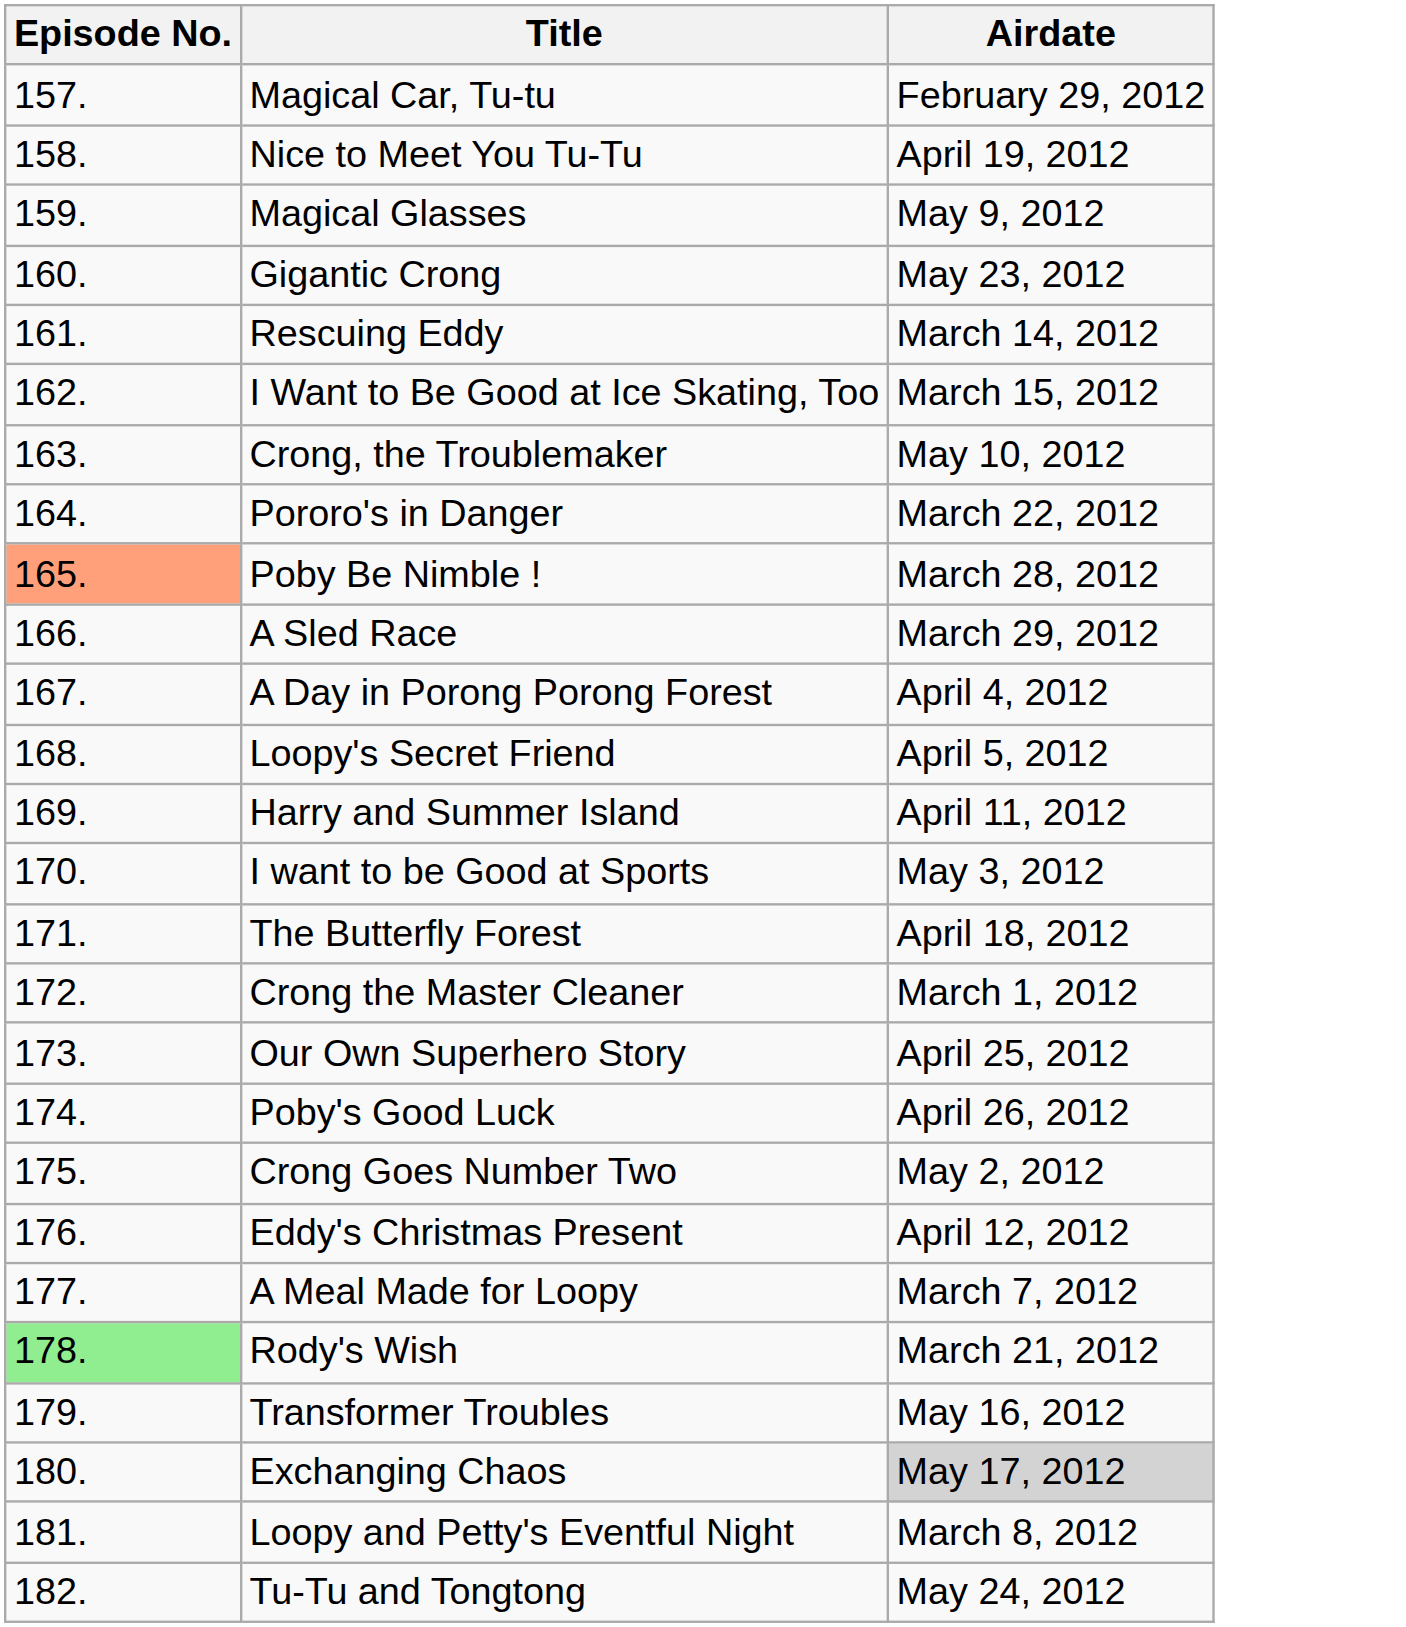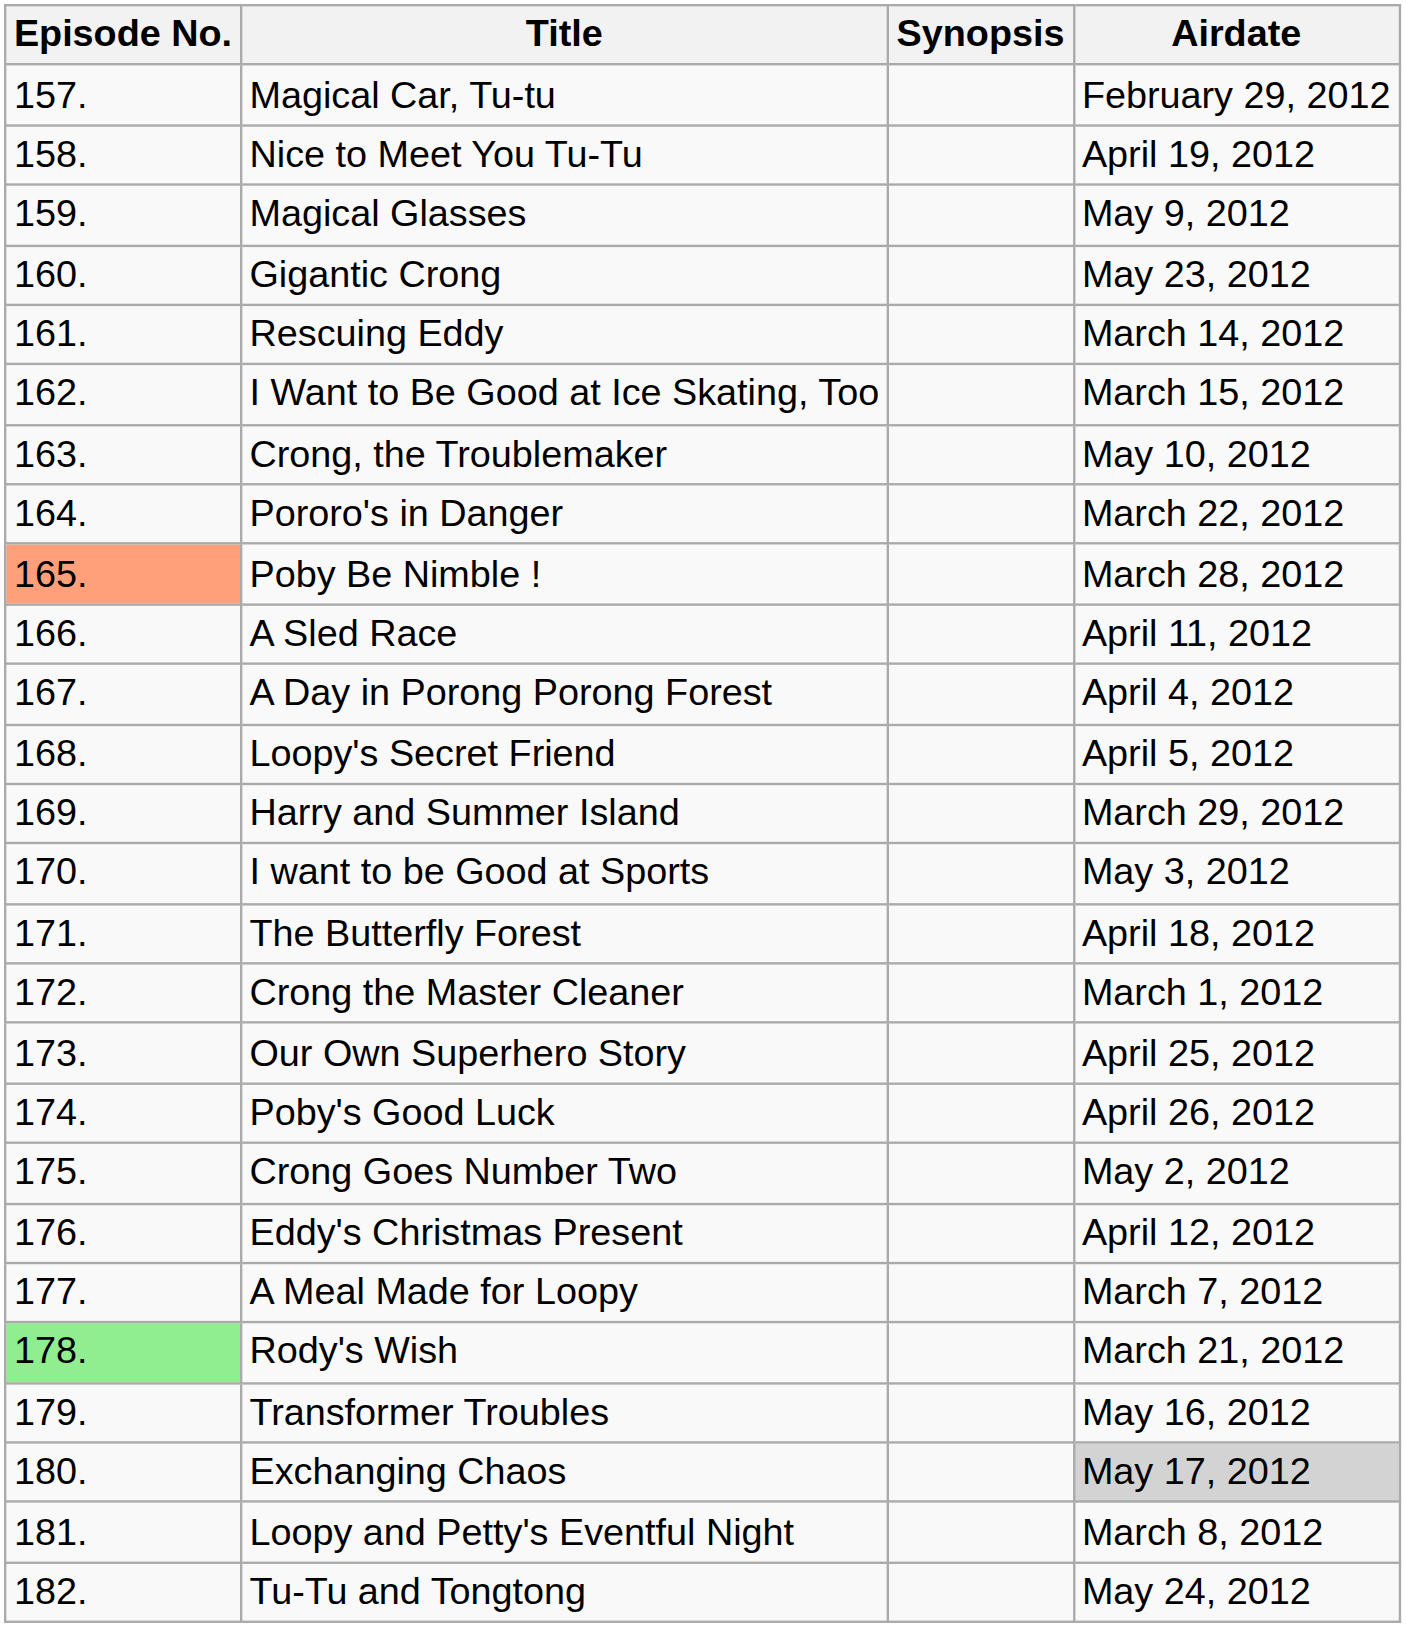+ column: (981, 34)
(1028, 633) March 29, 2012 -> (1197, 633) April 11, 2012
(1012, 812) April 11, 2012 -> (1213, 812) March 29, 2012
